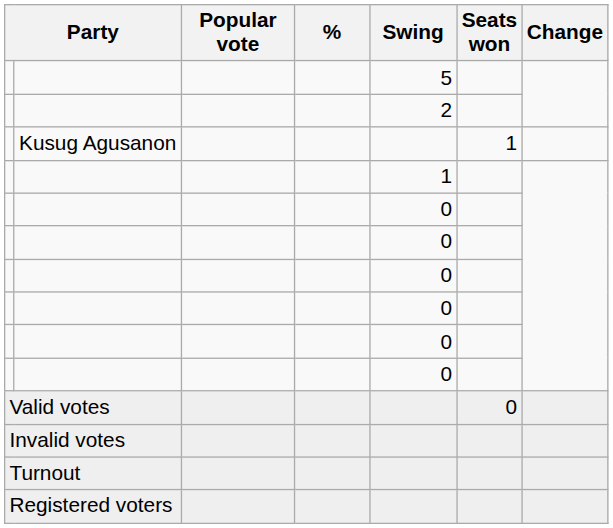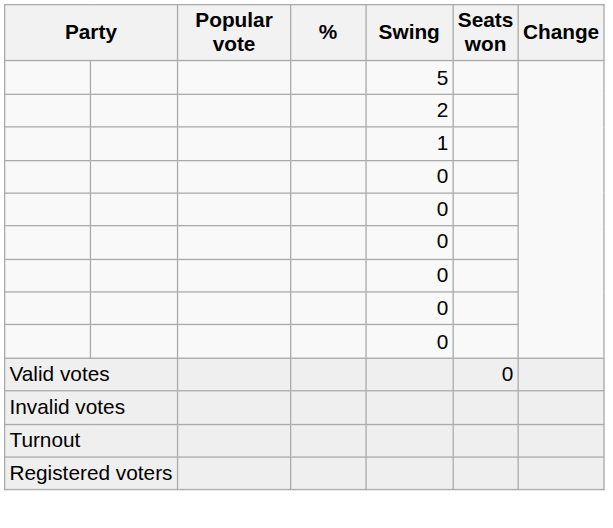- row: (9, 144)
